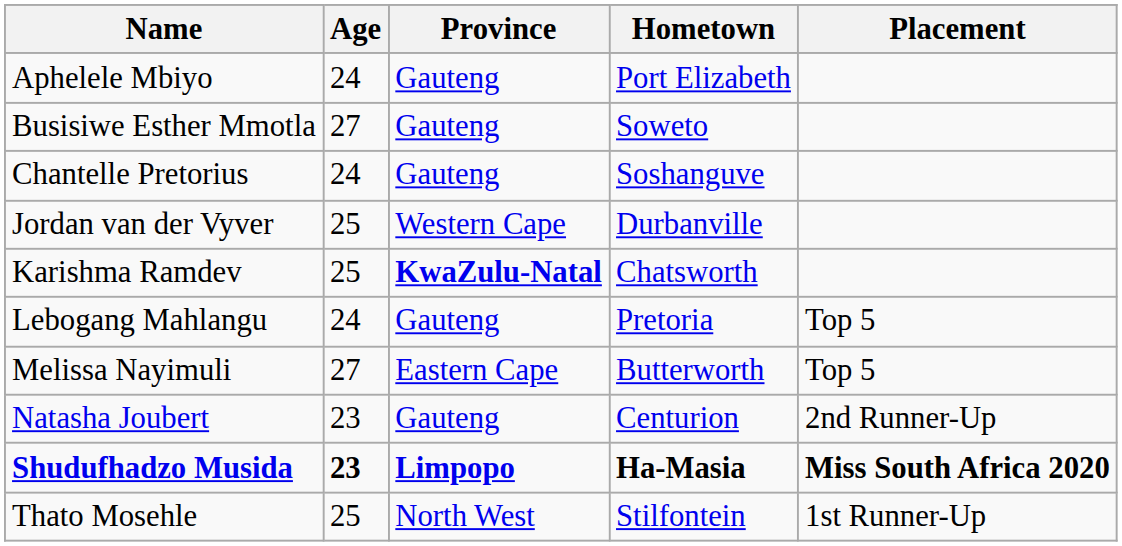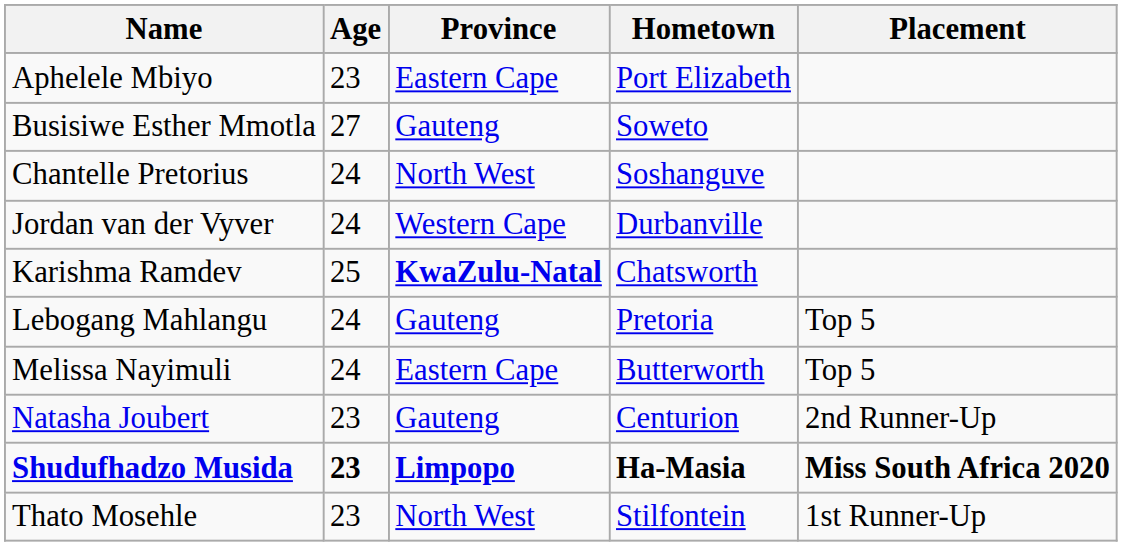(345, 77) 24 -> (345, 77) 23
(447, 77) Gauteng -> (477, 77) Eastern Cape
(447, 175) Gauteng -> (465, 175) North West
(345, 223) 25 -> (345, 223) 24
(345, 369) 27 -> (345, 369) 24
(345, 516) 25 -> (345, 516) 23
